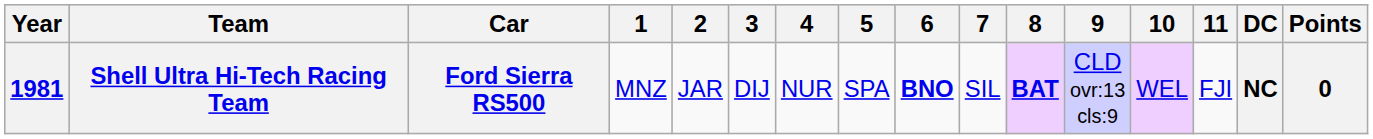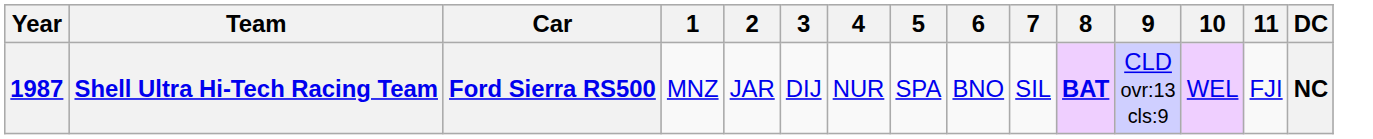- column: (1325, 24)
(37, 88) 1981 -> (37, 88) 1987
(927, 88) bold -> (978, 88) normal
